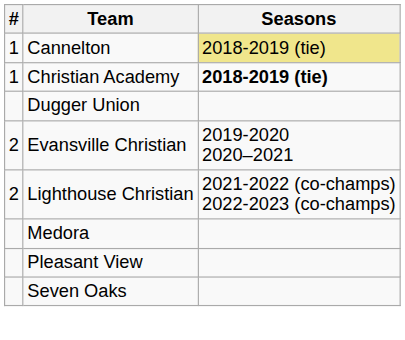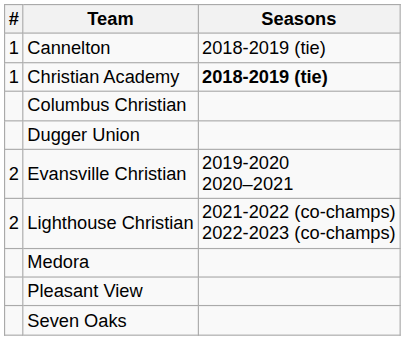(264, 47) khaki background -> (264, 47) no background
+ row: (107, 105)
